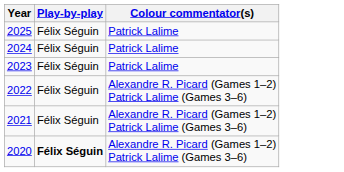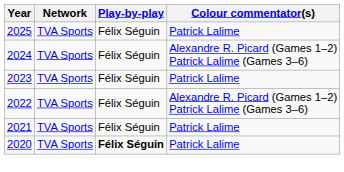+ column: (65, 13)
(143, 48) Patrick Lalime -> (253, 55) Alexandre R. Picard (Games 1–2) Patrick Lalime (Games 3–6)
(192, 121) Alexandre R. Picard (Games 1–2) Patrick Lalime (Games 3–6) -> (204, 127) Patrick Lalime
(192, 151) Alexandre R. Picard (Games 1–2) Patrick Lalime (Games 3–6) -> (204, 145) Patrick Lalime
